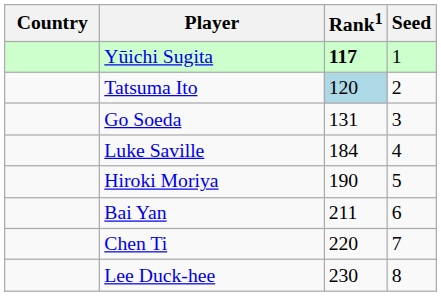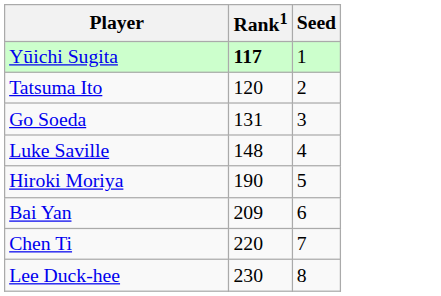- column: (52, 22)
(343, 87) lightblue background -> (248, 87) no background
(343, 150) 184 -> (248, 150) 148
(343, 212) 211 -> (248, 212) 209
